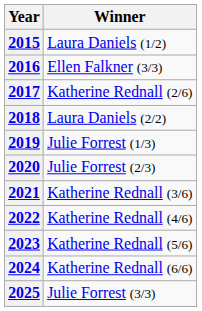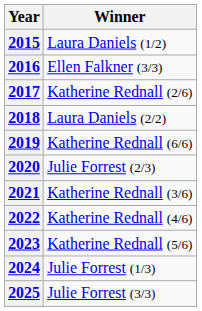(101, 142) Julie Forrest (1/3) -> (120, 142) Katherine Rednall (6/6)
(120, 268) Katherine Rednall (6/6) -> (101, 268) Julie Forrest (1/3)
